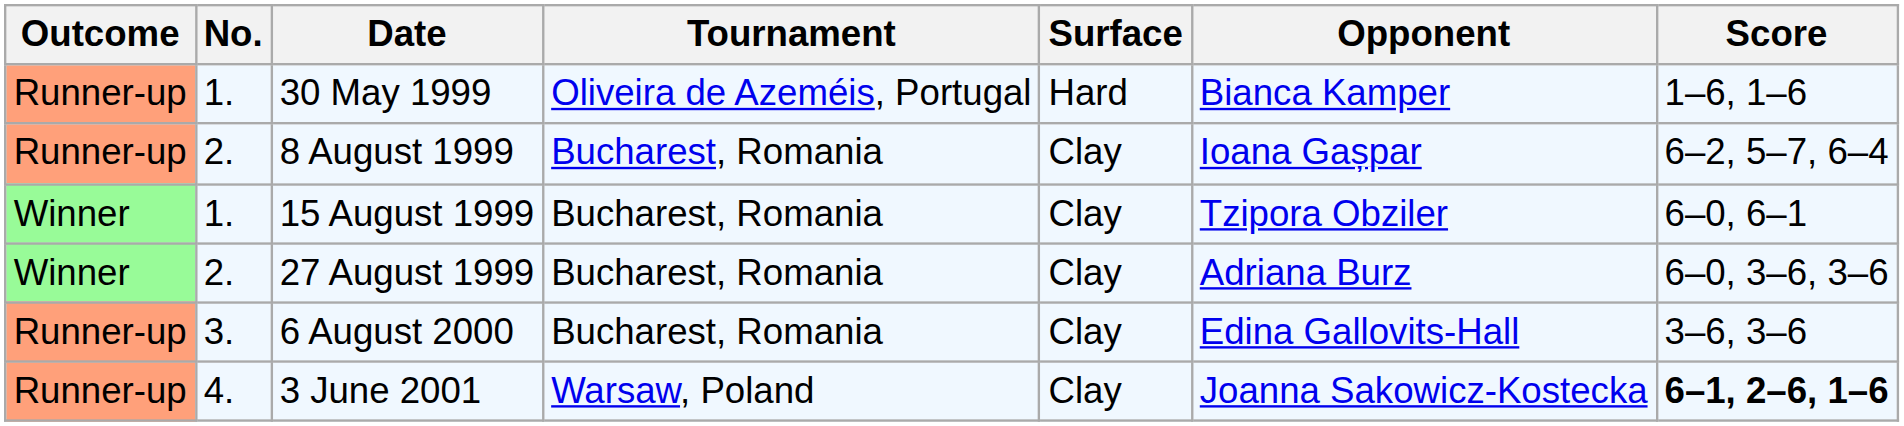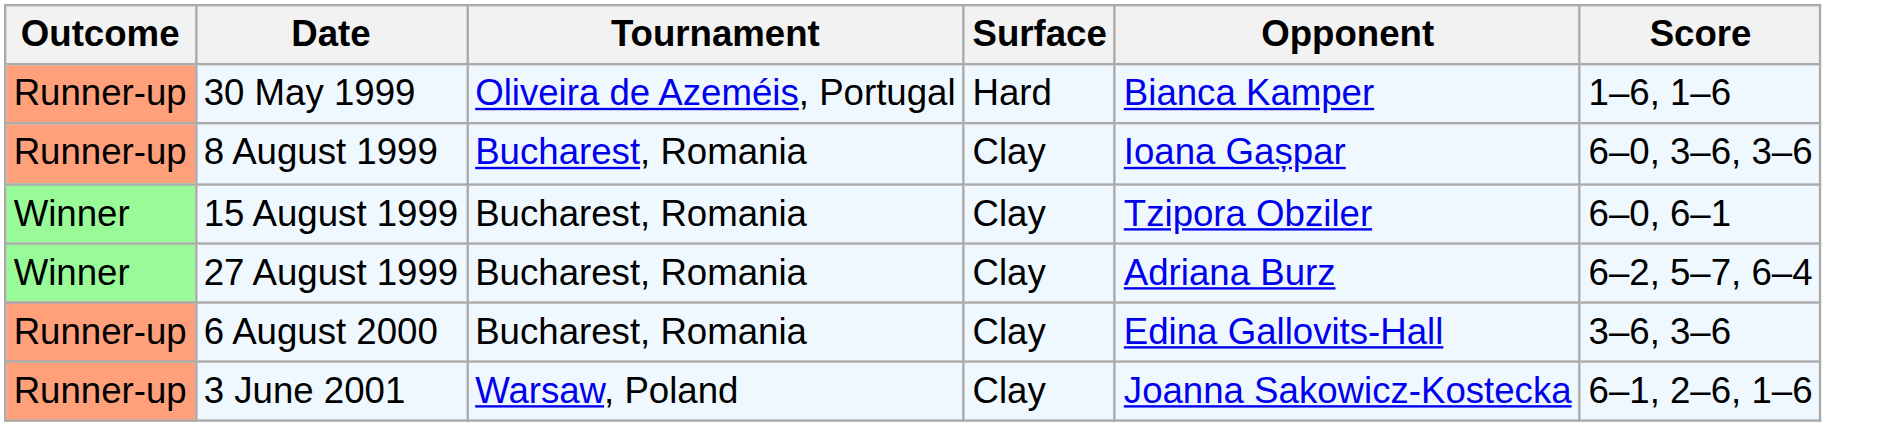- column: (233, 33)
(1777, 152) 6–2, 5–7, 6–4 -> (1701, 152) 6–0, 3–6, 3–6
(1777, 271) 6–0, 3–6, 3–6 -> (1701, 271) 6–2, 5–7, 6–4
(1777, 390) bold -> (1701, 390) normal
